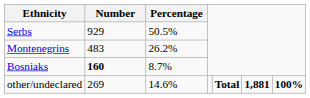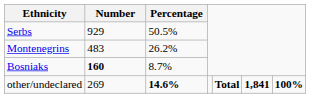(163, 84) normal -> (164, 84) bold
(257, 84) 1,881 -> (257, 84) 1,841
